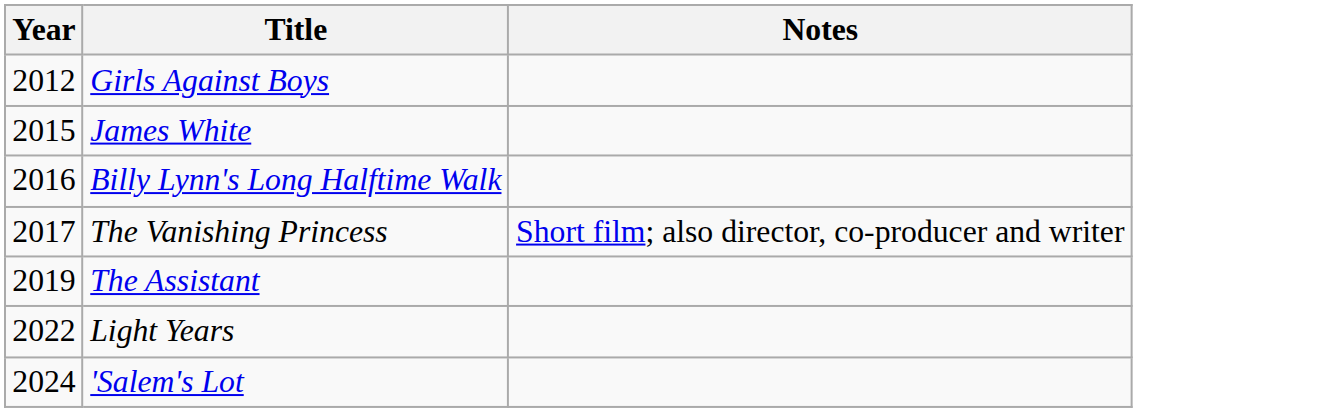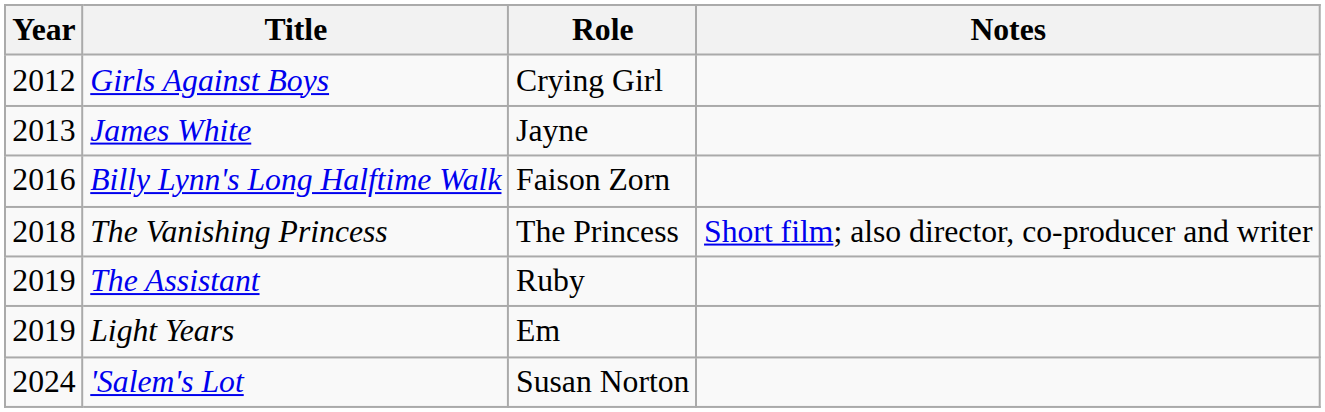+ column: (603, 29)
(44, 130) 2015 -> (44, 130) 2013
(44, 230) 2017 -> (44, 230) 2018
(44, 331) 2022 -> (44, 331) 2019
